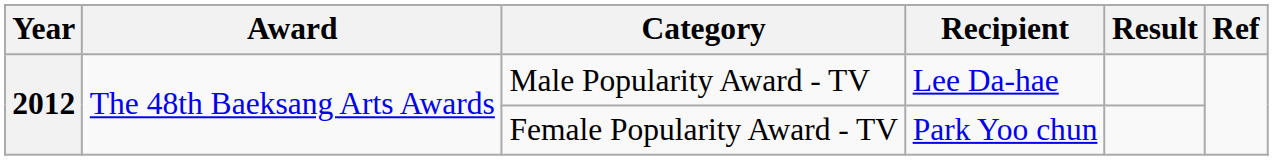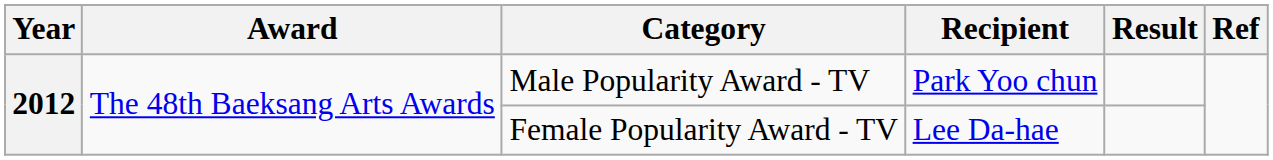(986, 79) Lee Da-hae -> (1005, 79) Park Yoo chun
(1005, 129) Park Yoo chun -> (986, 129) Lee Da-hae
